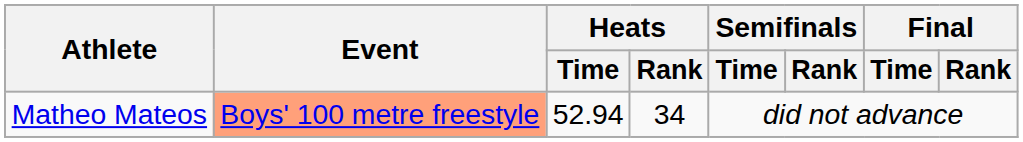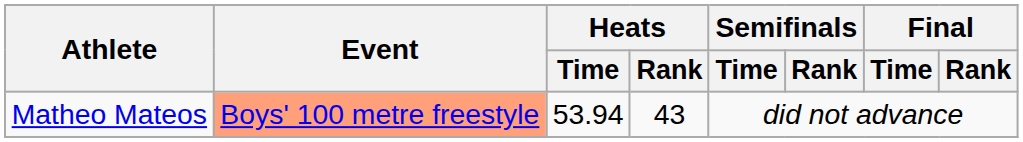(588, 115) 52.94 -> (588, 115) 53.94
(670, 115) 34 -> (670, 115) 43
